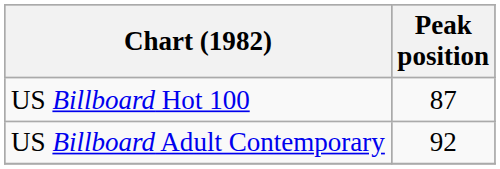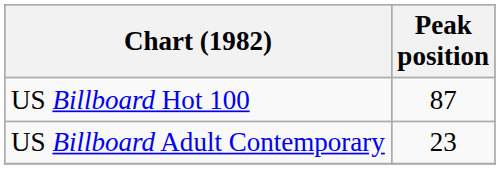(443, 142) 92 -> (443, 142) 23
